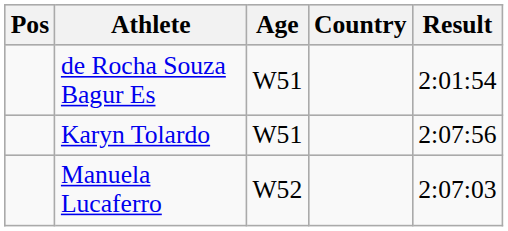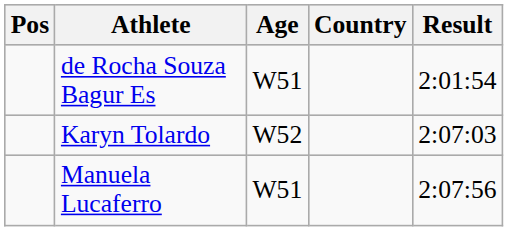(277, 134) W51 -> (277, 134) W52
(457, 134) 2:07:56 -> (457, 134) 2:07:03
(277, 189) W52 -> (277, 189) W51
(457, 189) 2:07:03 -> (457, 189) 2:07:56
